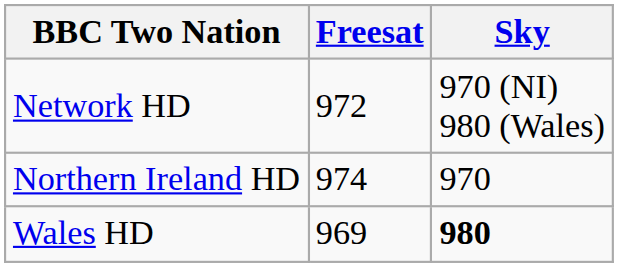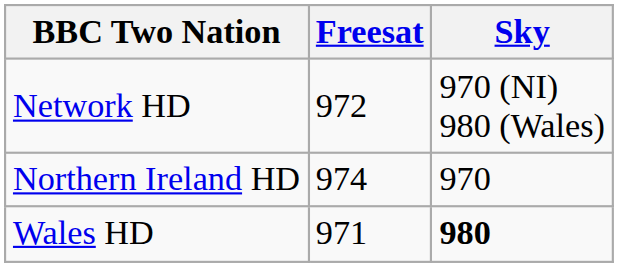(342, 233) 969 -> (342, 233) 971
